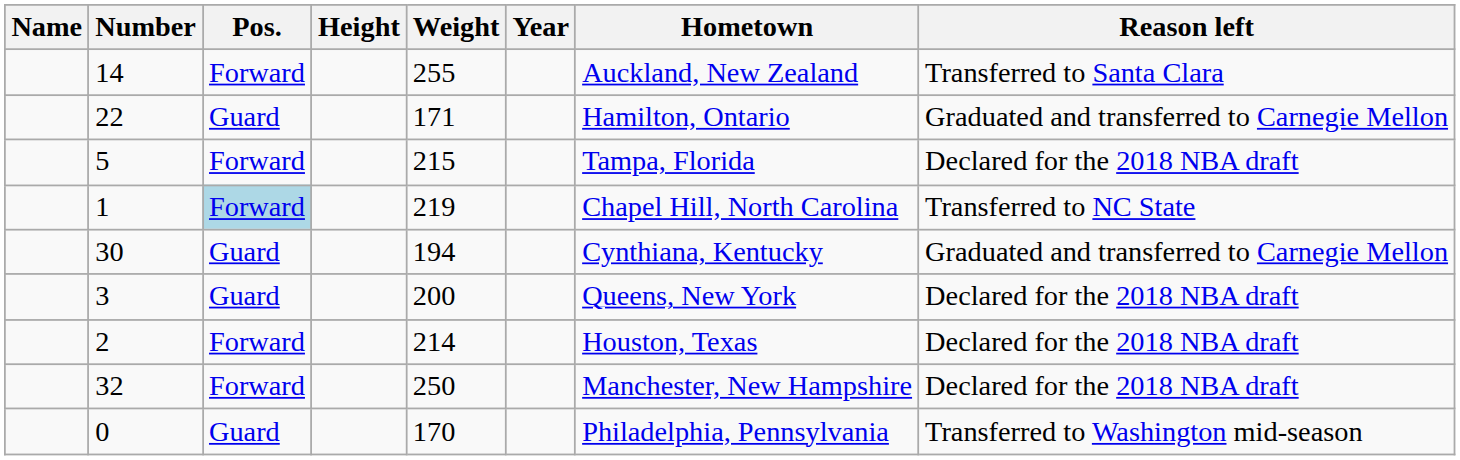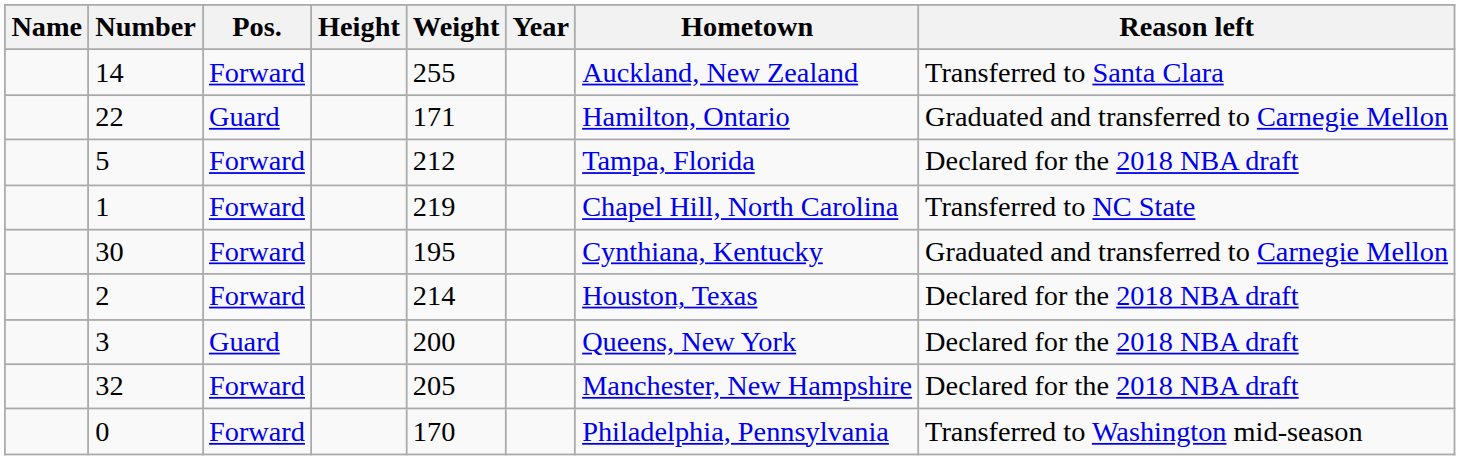(434, 161) 215 -> (434, 161) 212
(257, 206) lightblue background -> (257, 206) no background
(244, 251) Guard -> (257, 251) Forward
(434, 251) 194 -> (434, 251) 195
rows swapped: (102, 296) <-> (102, 341)
(434, 386) 250 -> (434, 386) 205
(244, 431) Guard -> (257, 431) Forward
